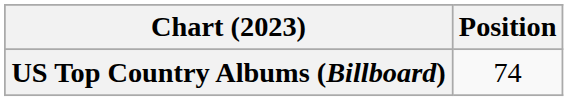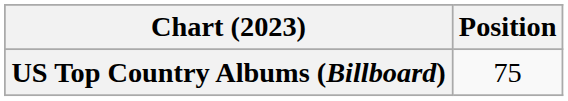(508, 71) 74 -> (508, 71) 75
